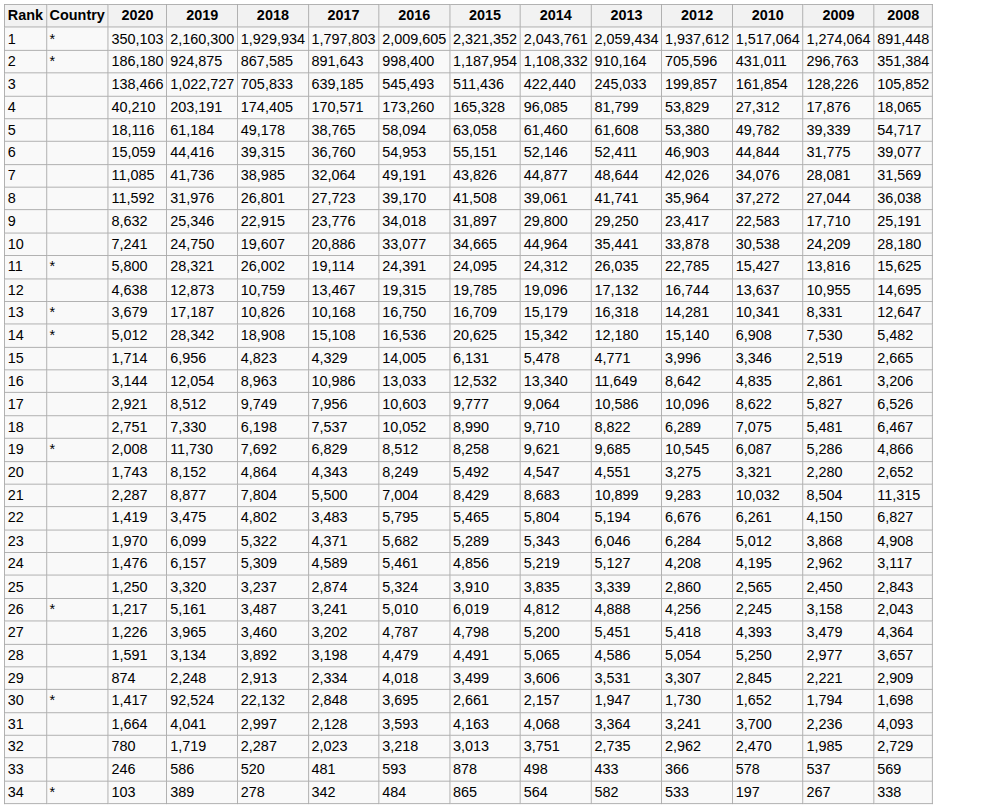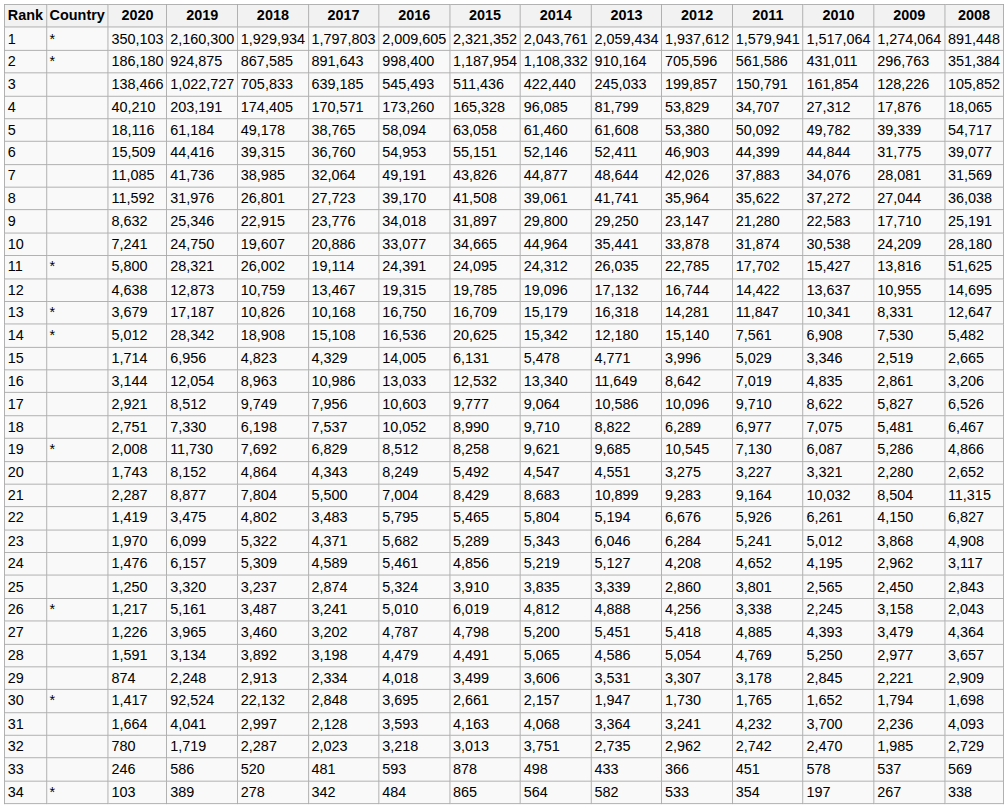+ column: (768, 15)
(133, 152) 15,059 -> (133, 152) 15,509
(687, 221) 23,417 -> (687, 221) 23,147
(899, 267) 15,625 -> (970, 267) 51,625
